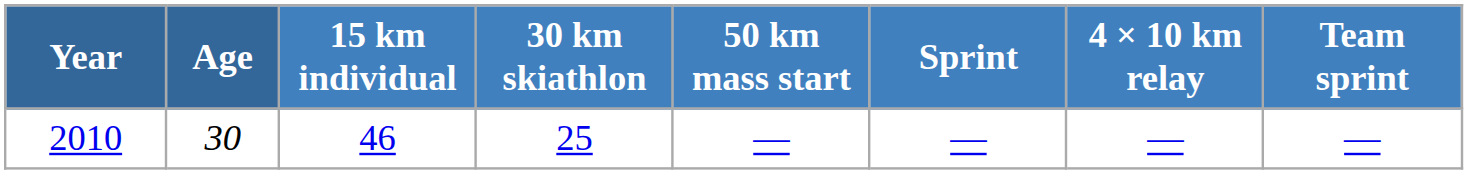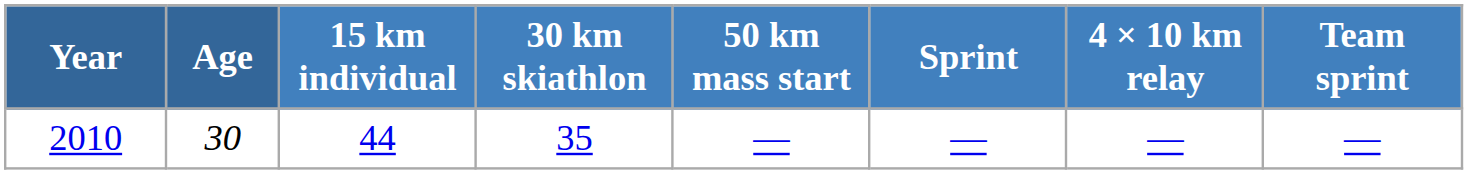(378, 138) 46 -> (378, 138) 44
(575, 138) 25 -> (575, 138) 35
